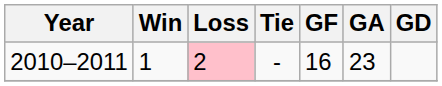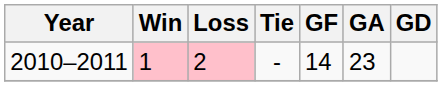(145, 61) no background -> (145, 61) pink background
(318, 61) 16 -> (318, 61) 14
